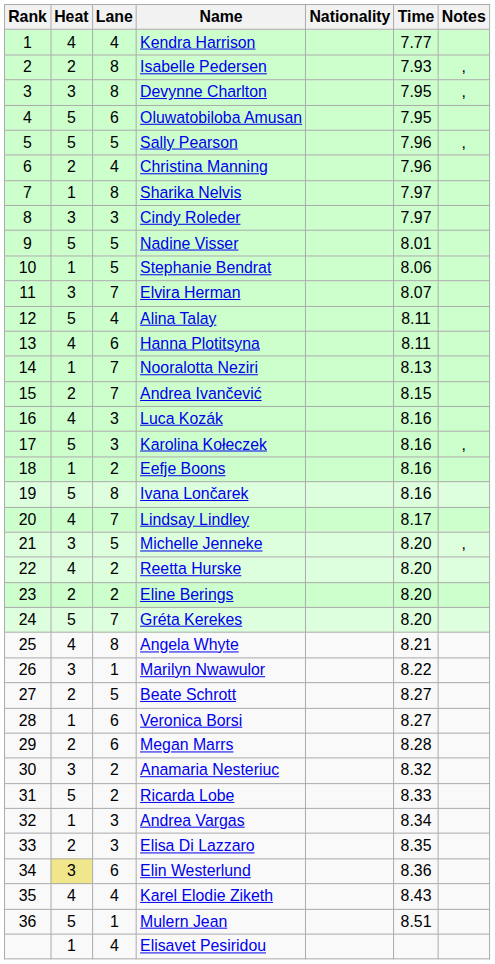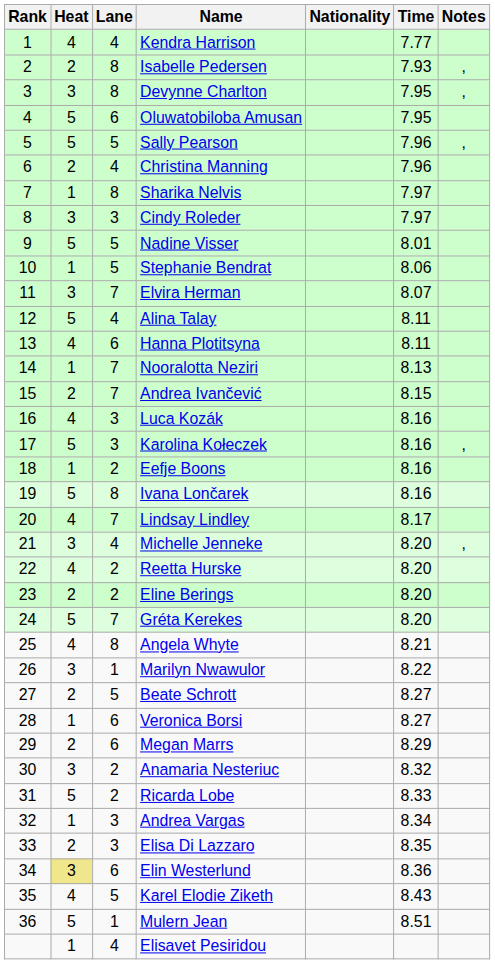(114, 544) 5 -> (114, 544) 4
(416, 745) 8.28 -> (416, 745) 8.29
(114, 896) 4 -> (114, 896) 5
